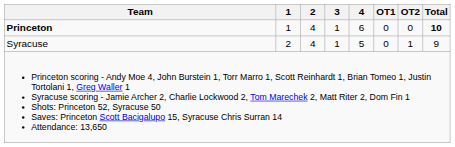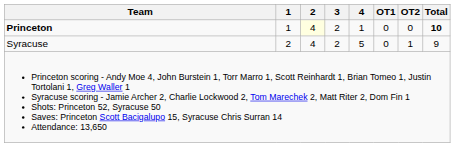(313, 28) no background -> (313, 28) lightyellow background
(337, 28) 1 -> (337, 28) 2
(362, 28) 6 -> (362, 28) 1
(337, 43) 1 -> (337, 43) 2
